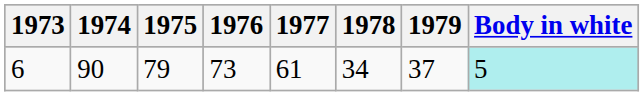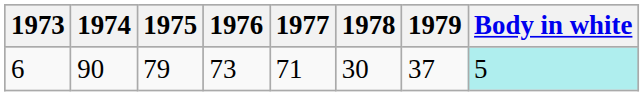(289, 68) 61 -> (289, 68) 71
(355, 68) 34 -> (355, 68) 30
